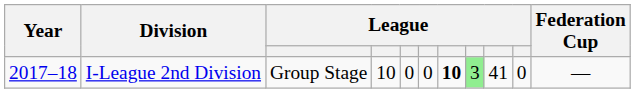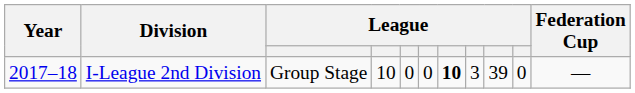(475, 72) lightgreen background -> (475, 72) no background
(498, 72) 41 -> (498, 72) 39
